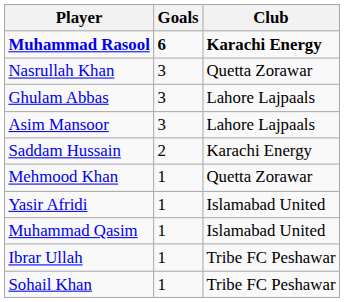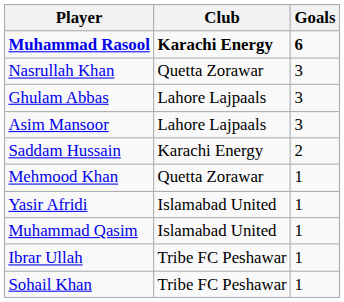columns swapped: (271, 17) <-> (178, 17)
